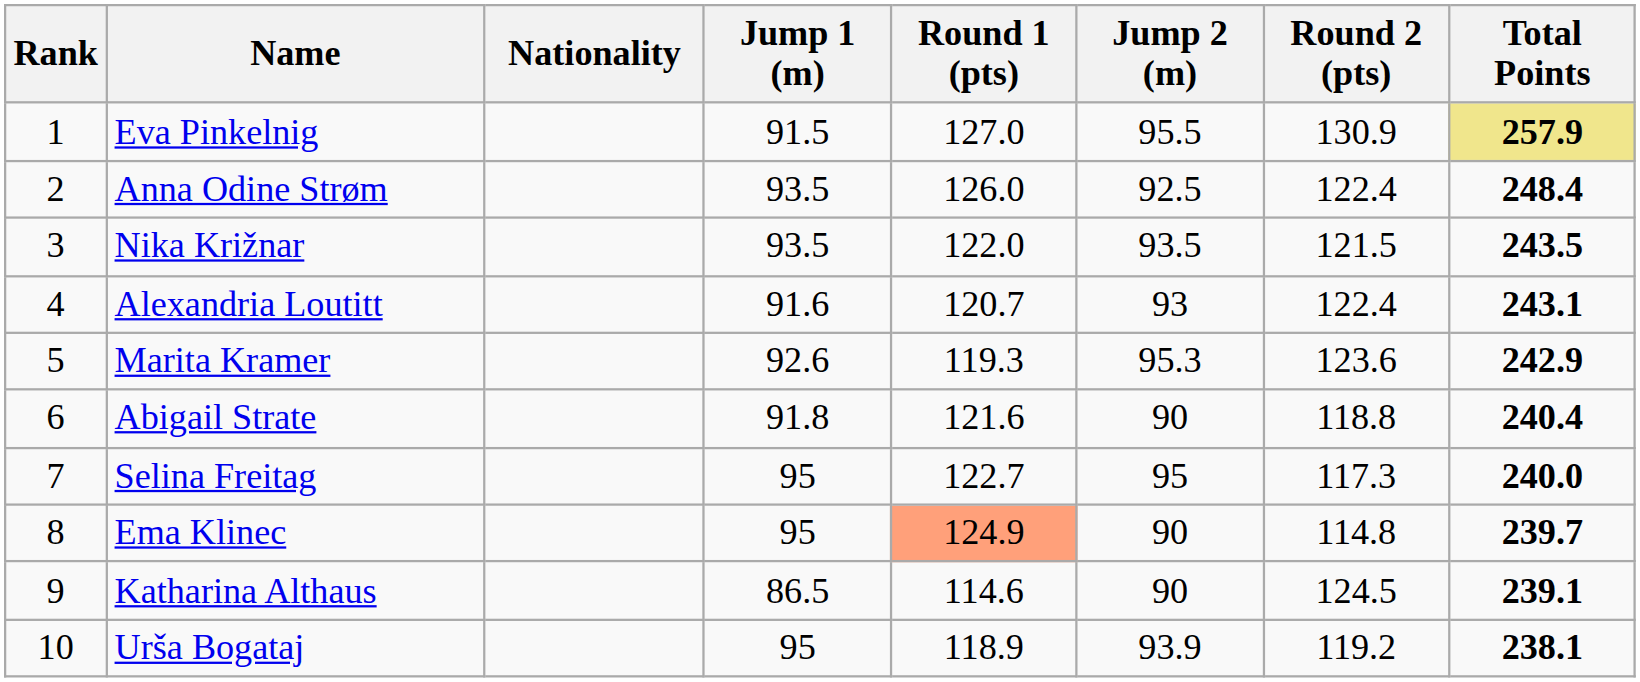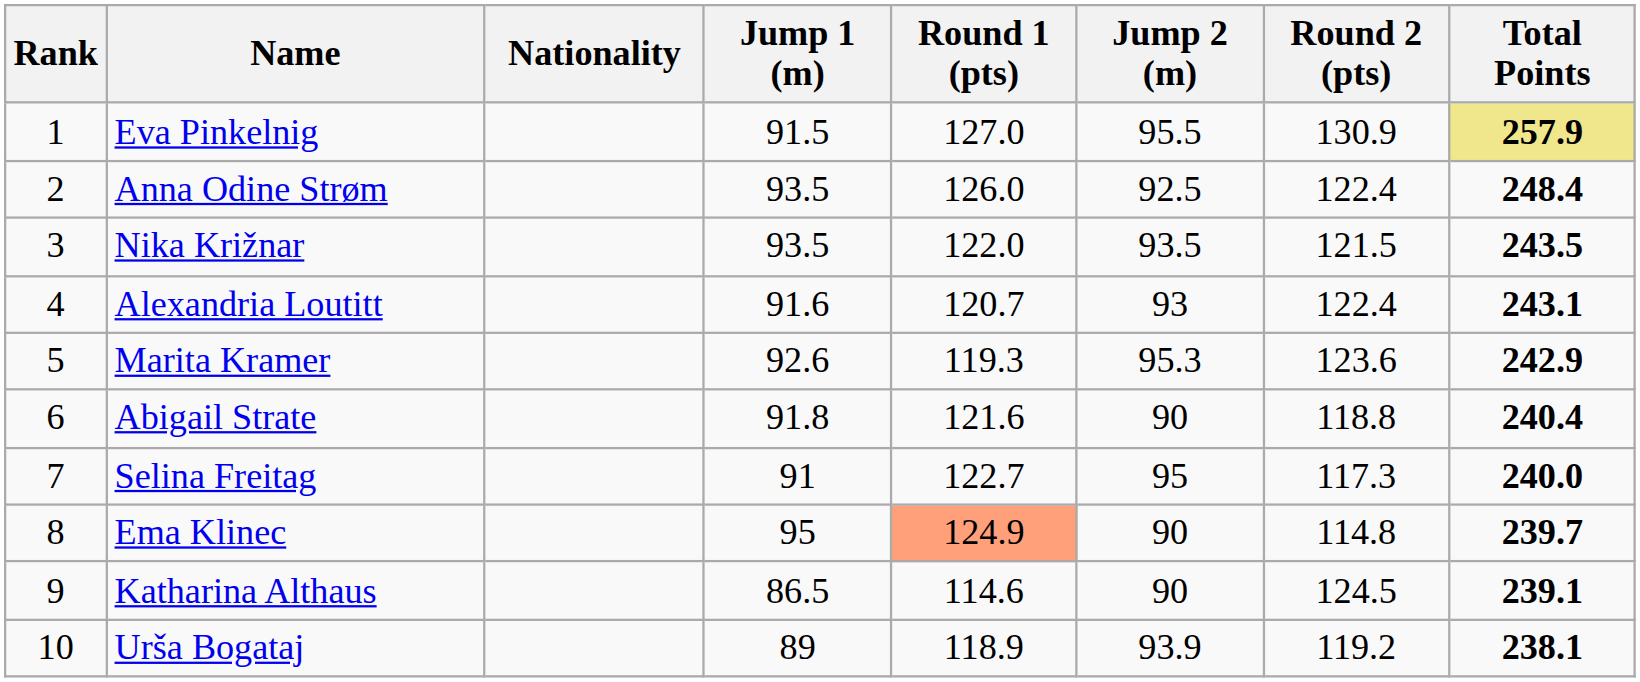(798, 475) 95 -> (798, 475) 91
(798, 647) 95 -> (798, 647) 89
